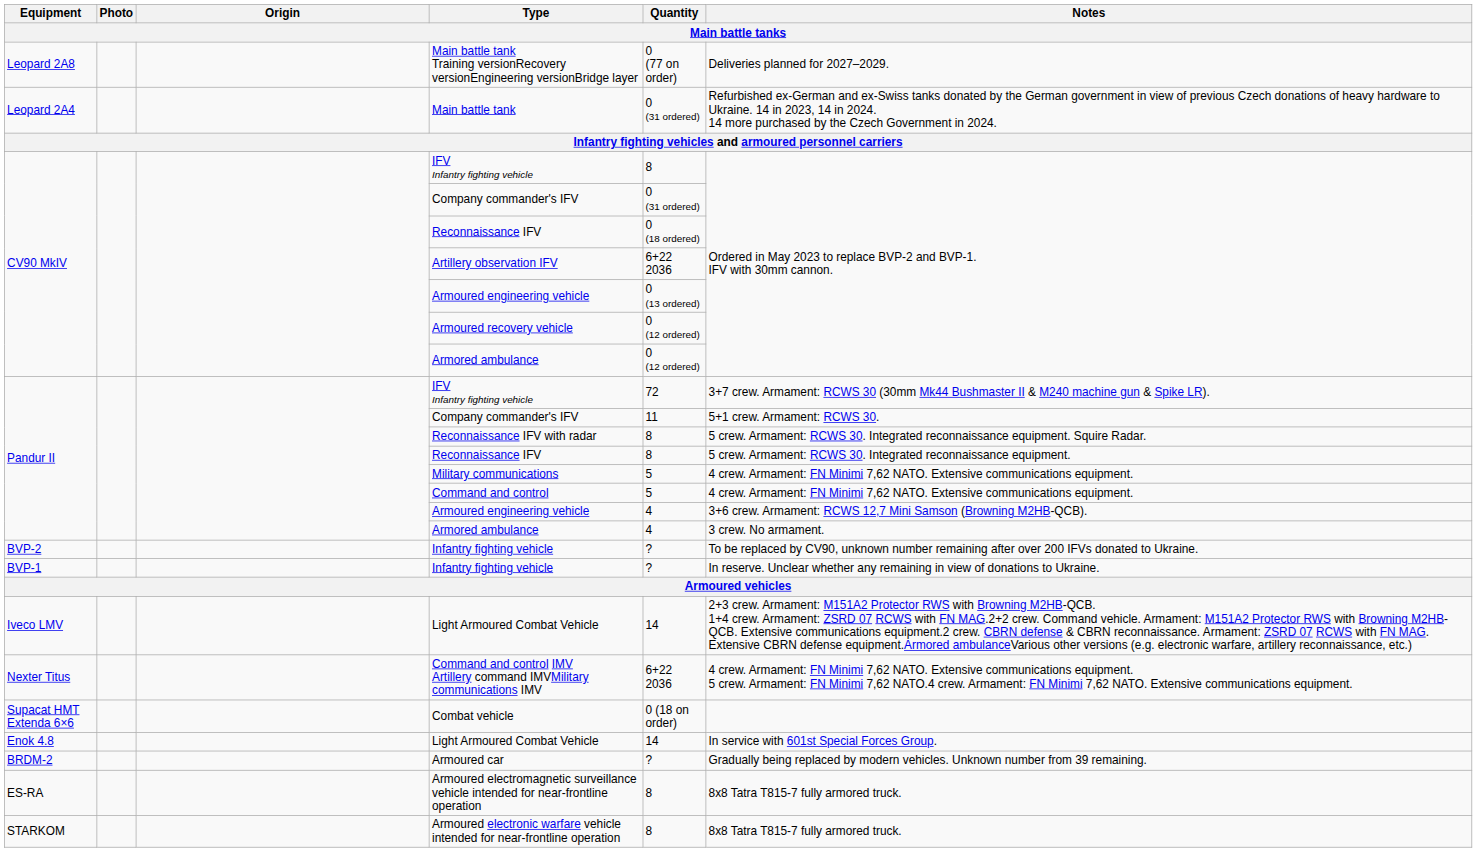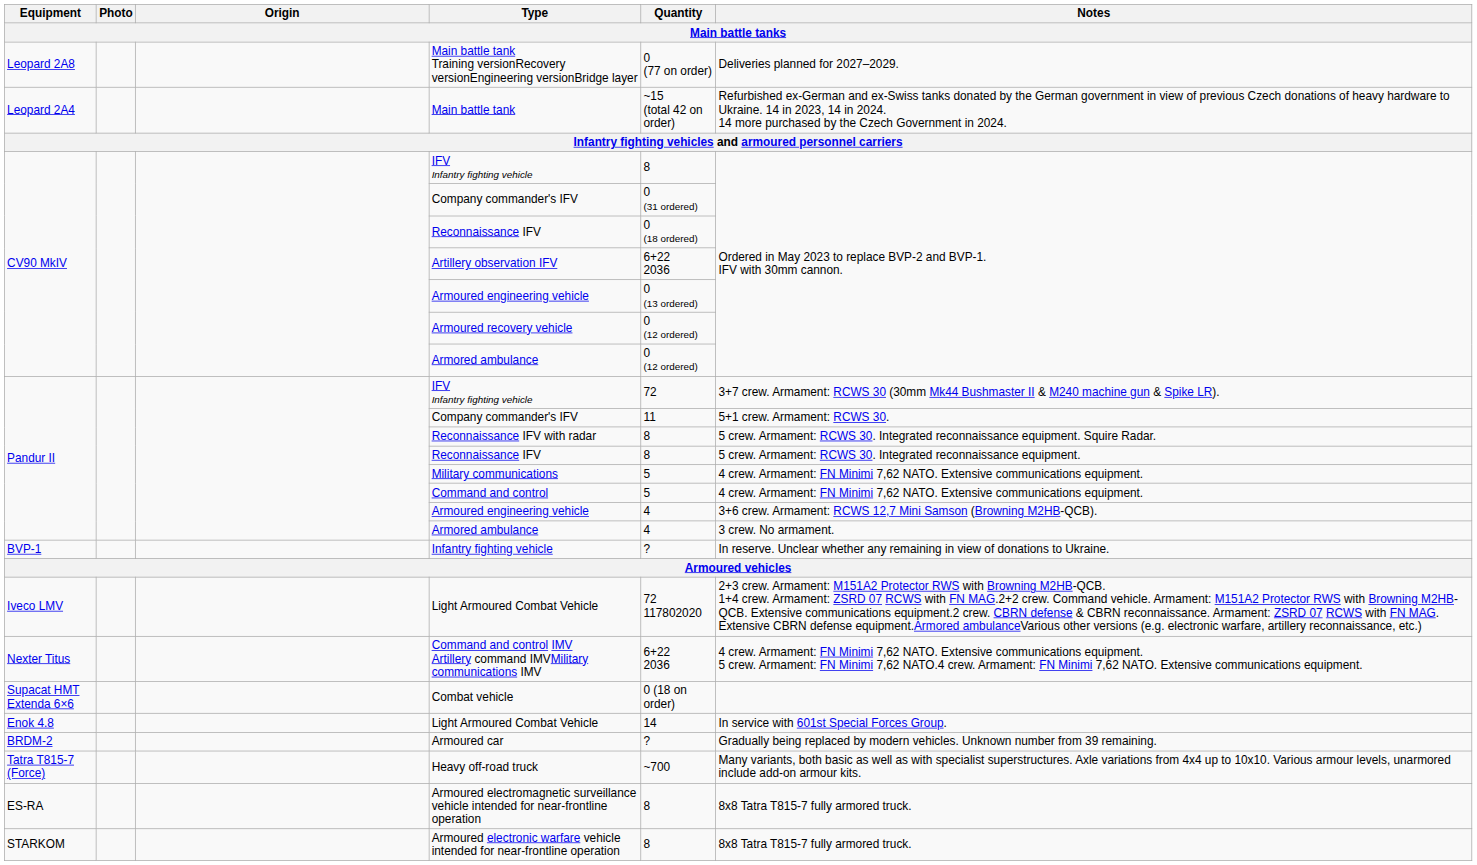(673, 110) 0 (31 ordered) -> (673, 110) ~15 (total 42 on order)
- row: (24, 549)
(652, 625) 14 -> (673, 606) 72 117802020
+ row: (41, 767)
